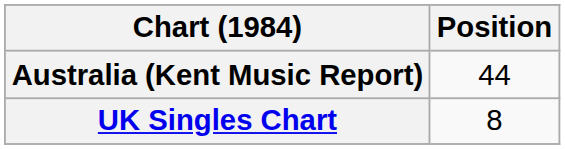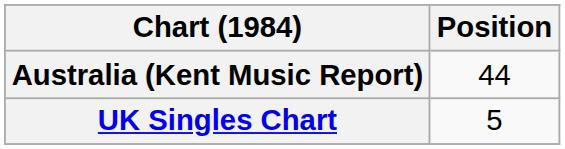(494, 120) 8 -> (494, 120) 5
